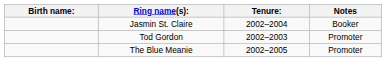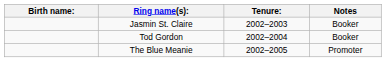(267, 24) 2002–2004 -> (267, 24) 2002–2003
(267, 37) 2002–2003 -> (267, 37) 2002–2004
(345, 37) Promoter -> (345, 37) Booker
